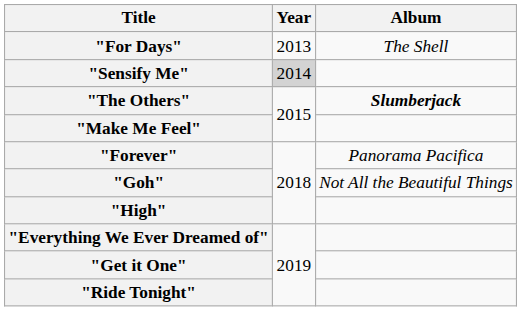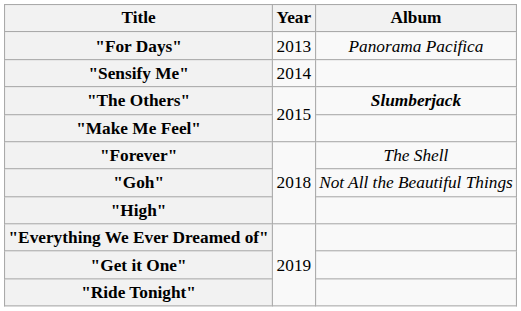(416, 45) The Shell -> (416, 45) Panorama Pacifica
(294, 73) lightgrey background -> (294, 73) no background
(416, 155) Panorama Pacifica -> (416, 155) The Shell
